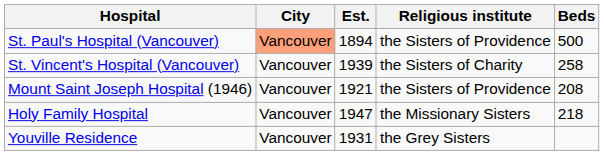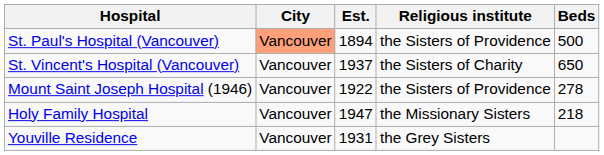(356, 65) 1939 -> (356, 65) 1937
(571, 65) 258 -> (571, 65) 650
(356, 89) 1921 -> (356, 89) 1922
(571, 89) 208 -> (571, 89) 278
